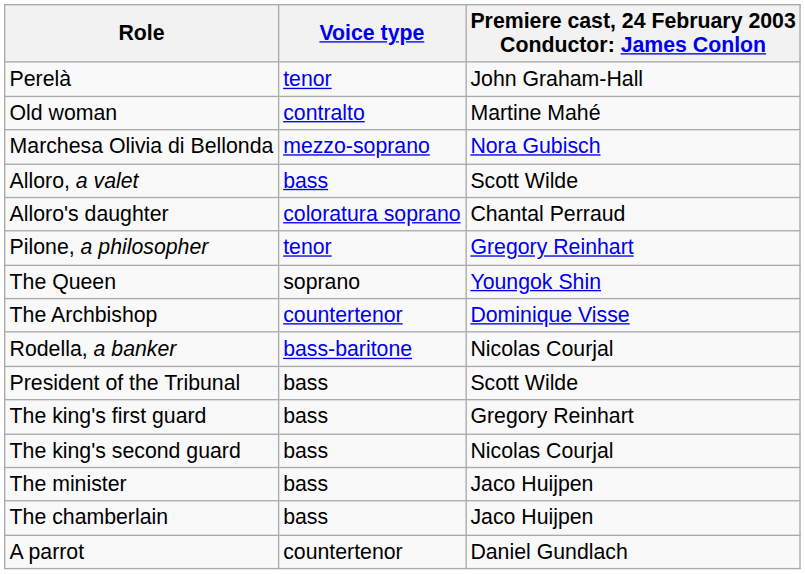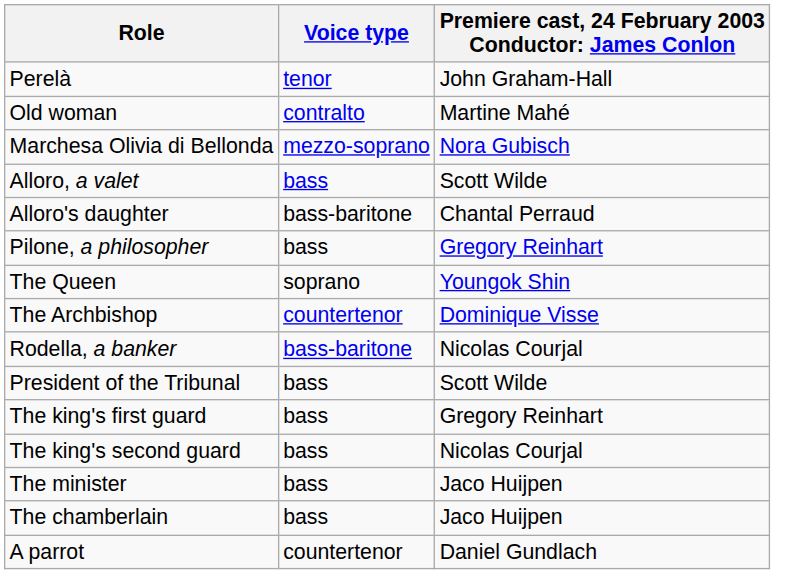(372, 214) coloratura soprano -> (348, 214) bass-baritone
(307, 247) tenor -> (306, 247) bass
